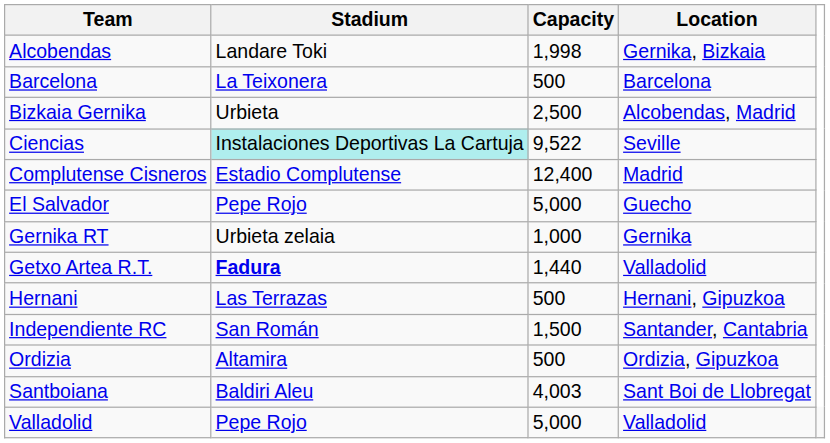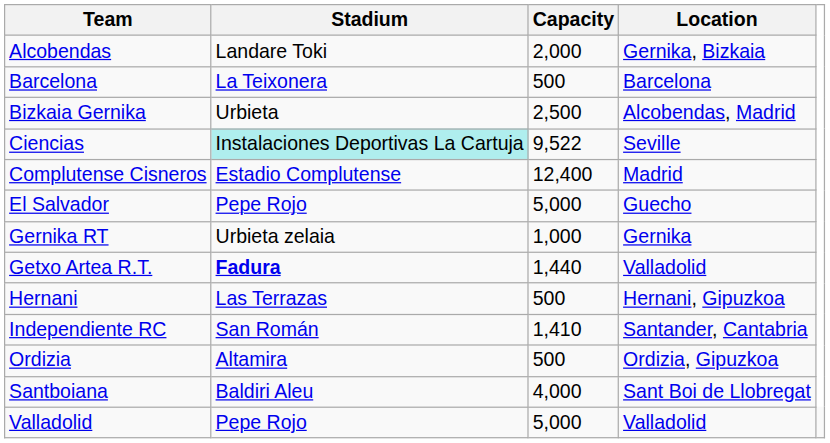(557, 50) 1,998 -> (557, 50) 2,000
(557, 329) 1,500 -> (557, 329) 1,410
(557, 391) 4,003 -> (557, 391) 4,000
